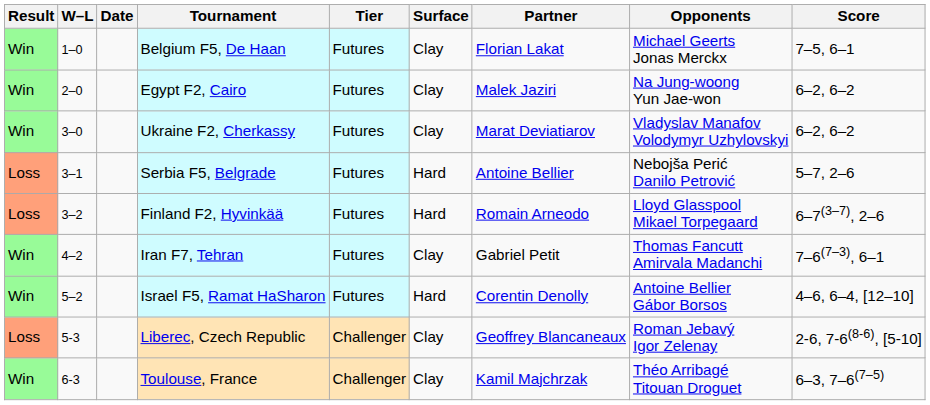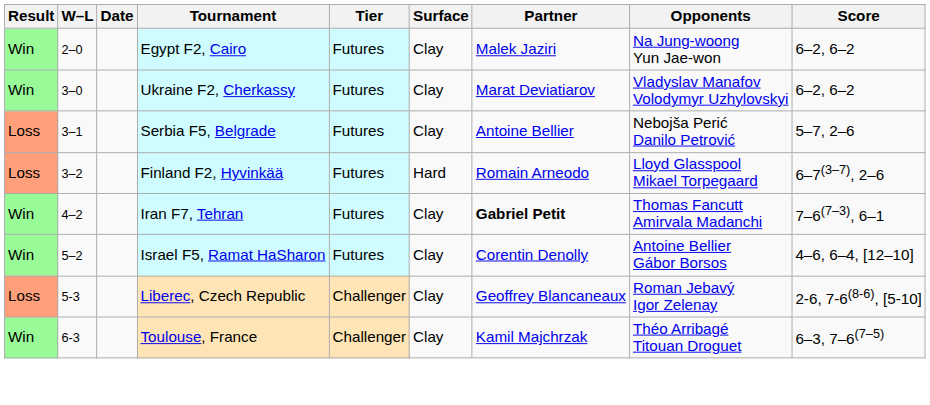- row: (213, 49)
(430, 172) Hard -> (428, 131) Clay
(518, 255) normal -> (521, 214) bold
(430, 296) Hard -> (428, 255) Clay
